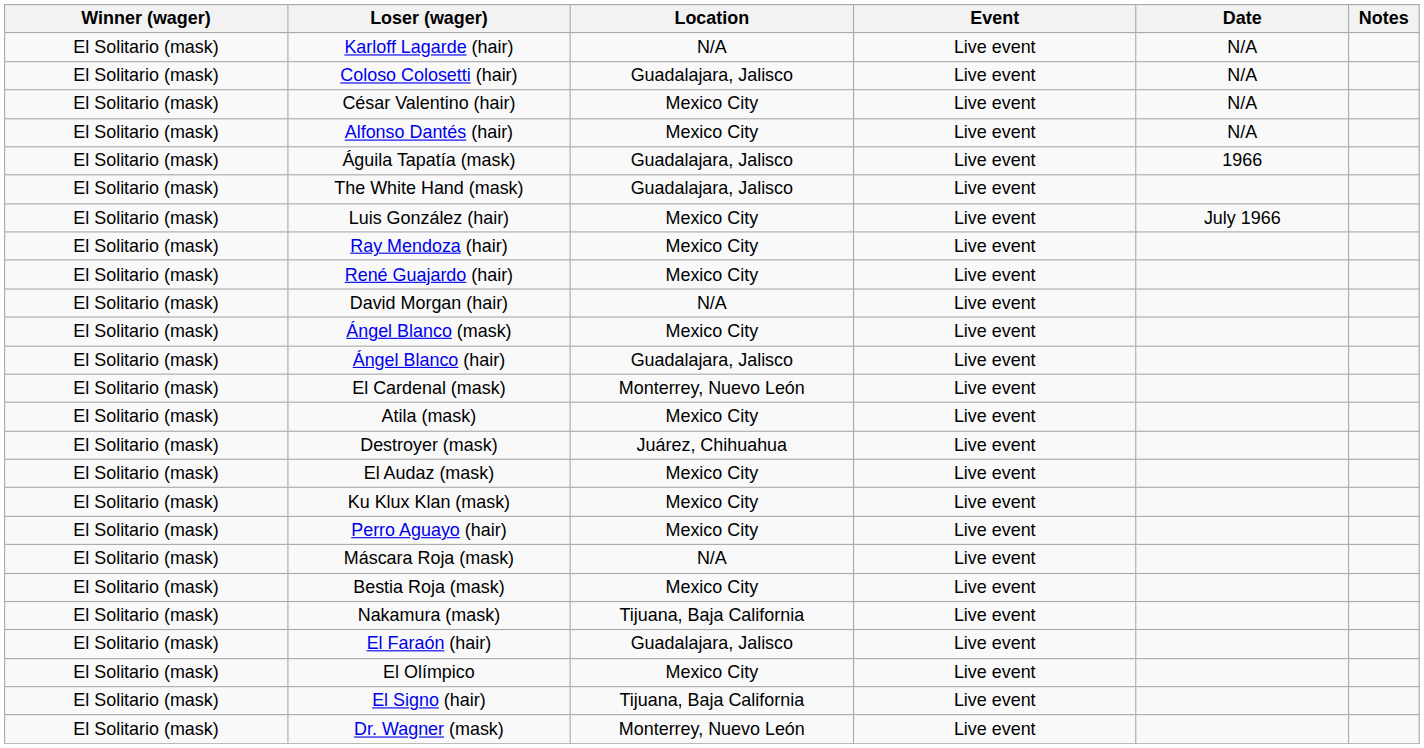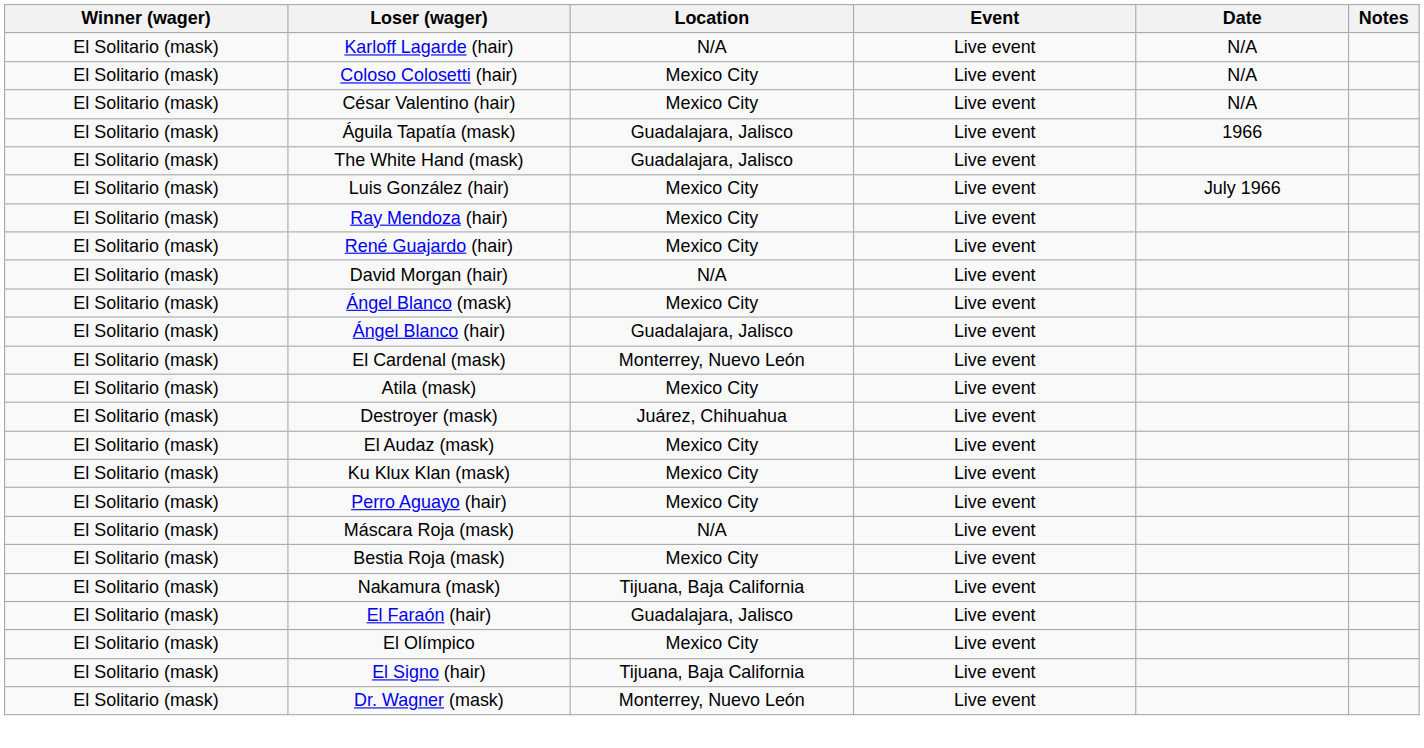(712, 75) Guadalajara, Jalisco -> (712, 75) Mexico City
- row: (429, 132)
